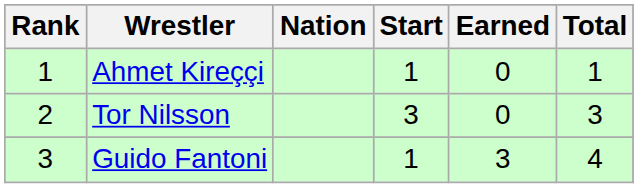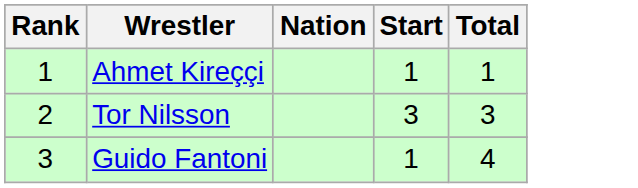- column: (503, 26)
